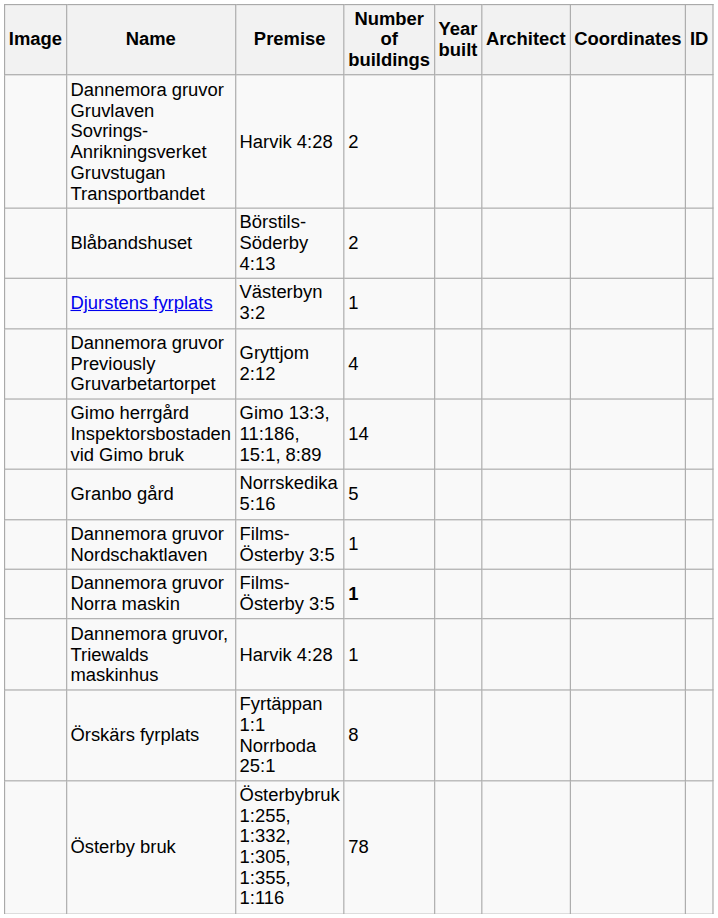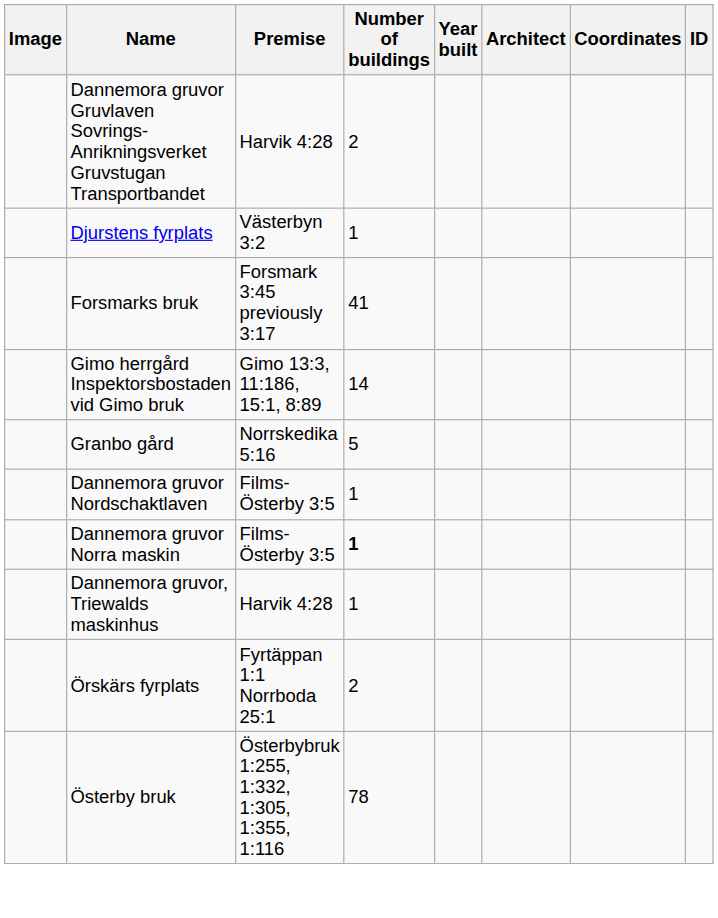- row: (131, 243)
- row: (147, 363)
+ row: (134, 303)
(353, 735) 8 -> (353, 685) 2
